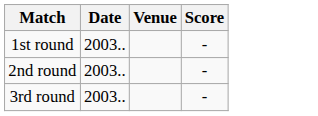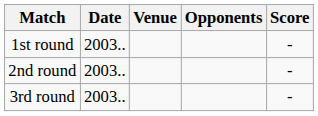+ column: (224, 17)
